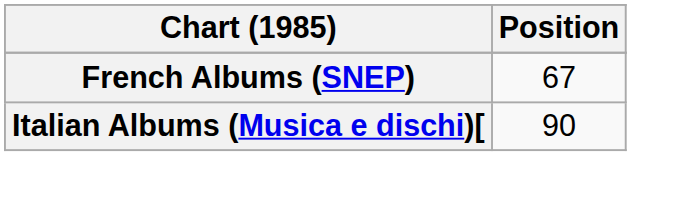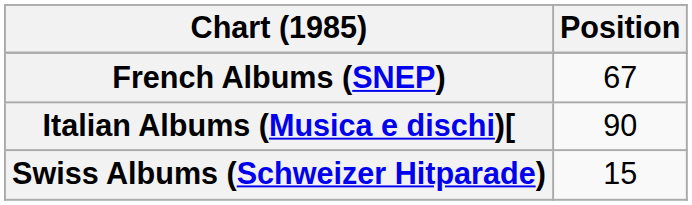+ row: (279, 174)
